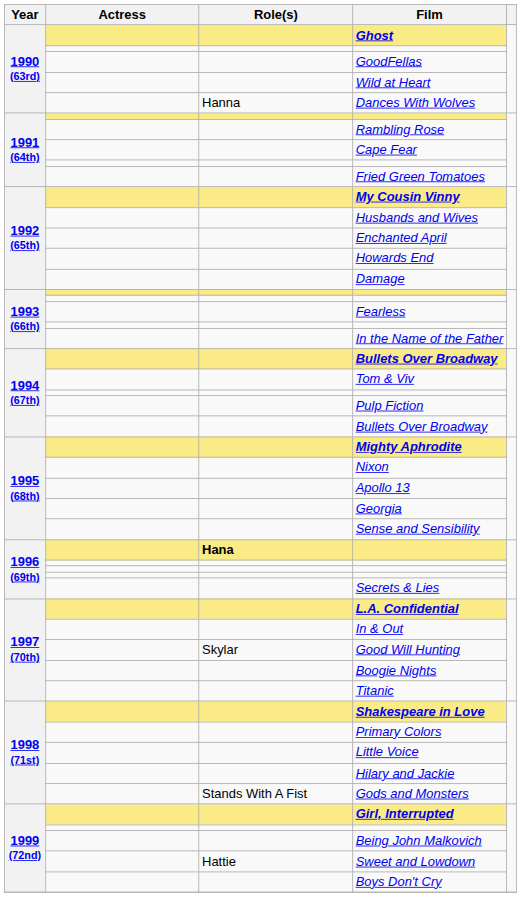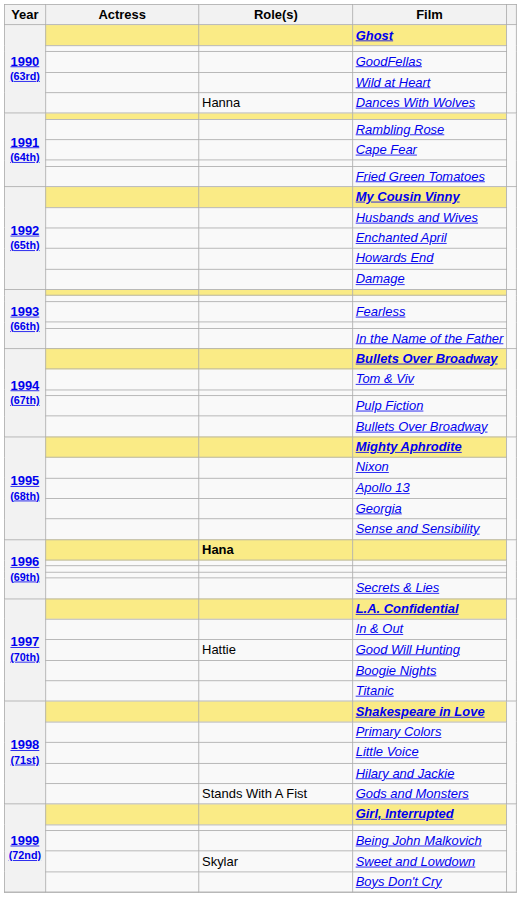(220, 650) Skylar -> (219, 650) Hattie
(219, 861) Hattie -> (220, 861) Skylar
